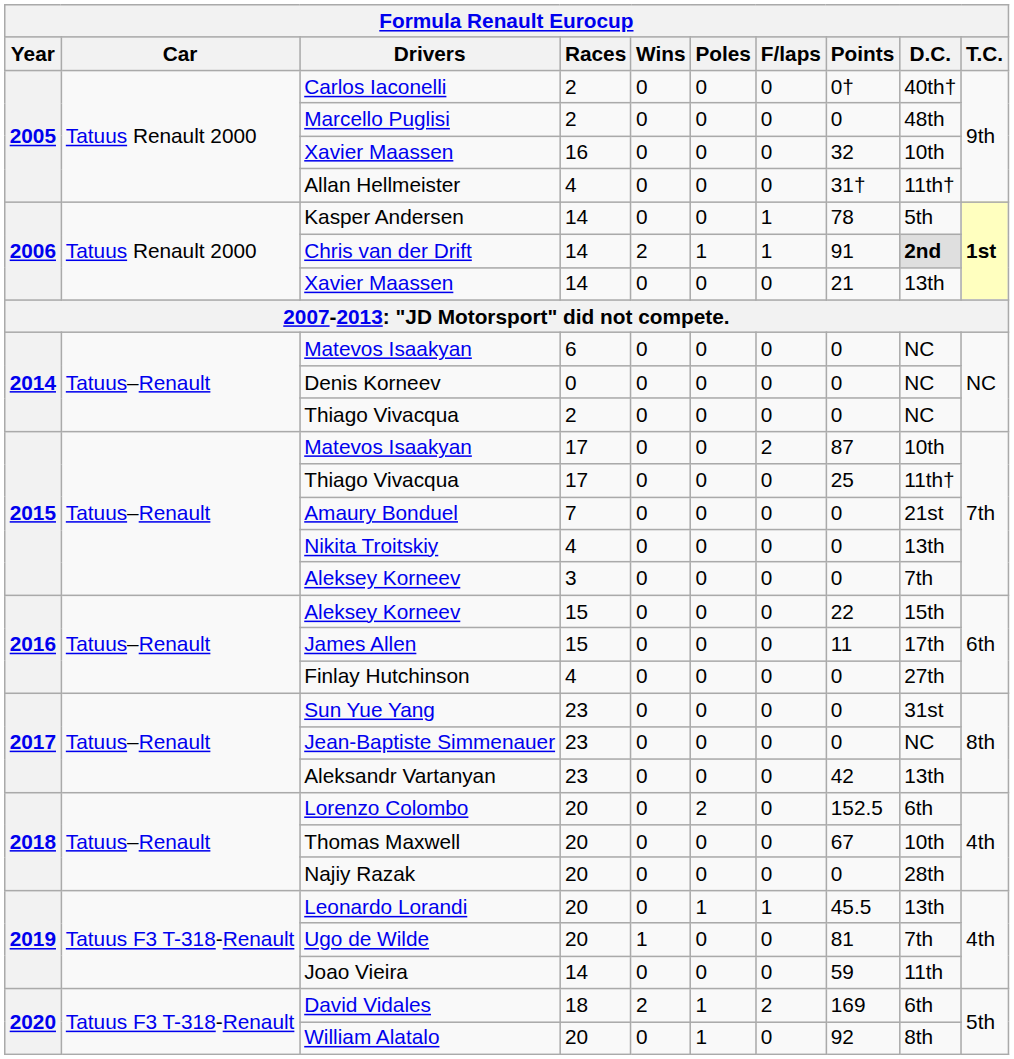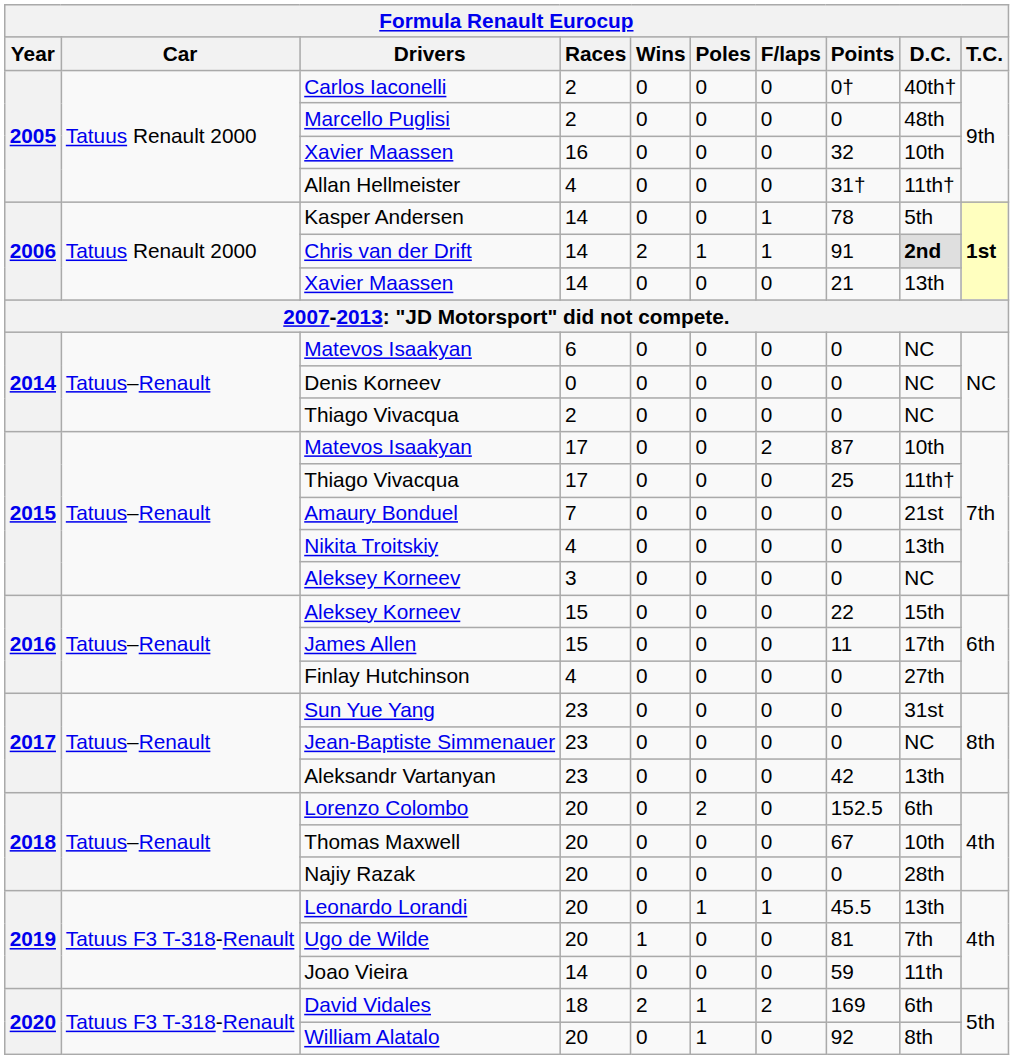(919, 578) 7th -> (919, 578) NC
